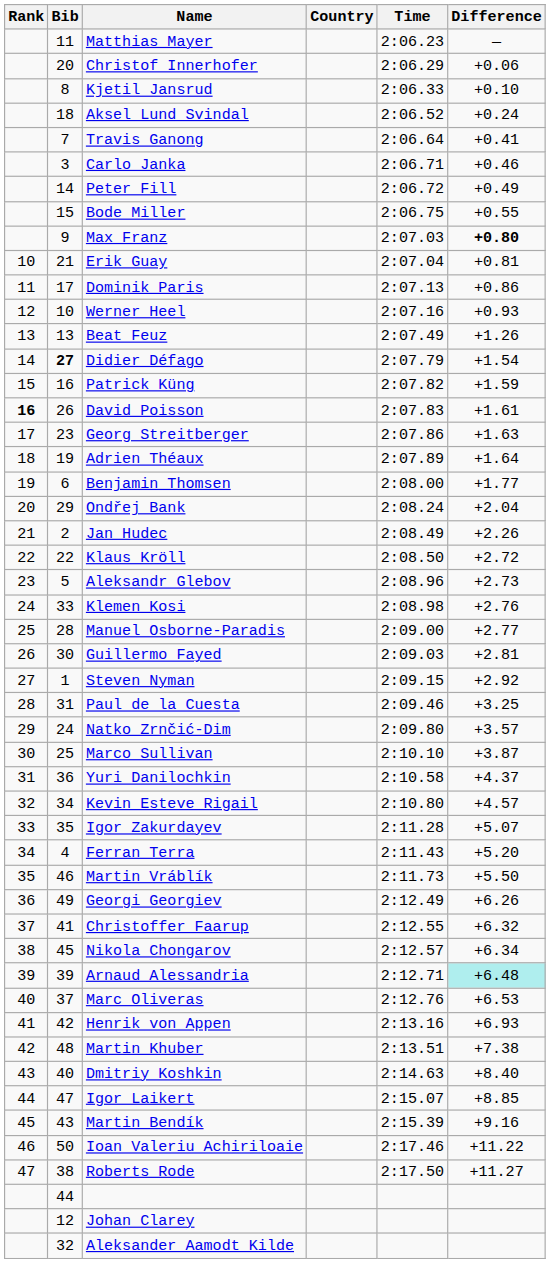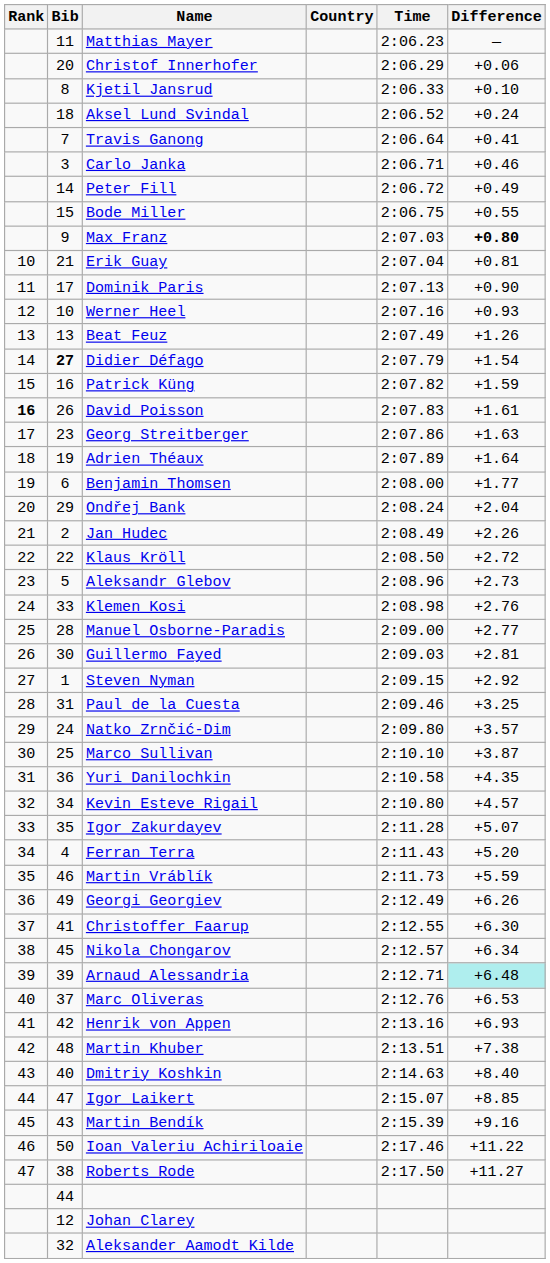(497, 287) +0.86 -> (497, 287) +0.90
(497, 779) +4.37 -> (497, 779) +4.35
(497, 877) +5.50 -> (497, 877) +5.59
(497, 926) +6.32 -> (497, 926) +6.30
